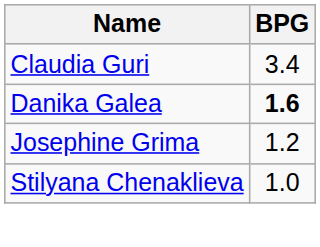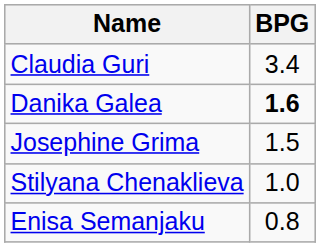(282, 143) 1.2 -> (282, 143) 1.5
+ row: (108, 222)
